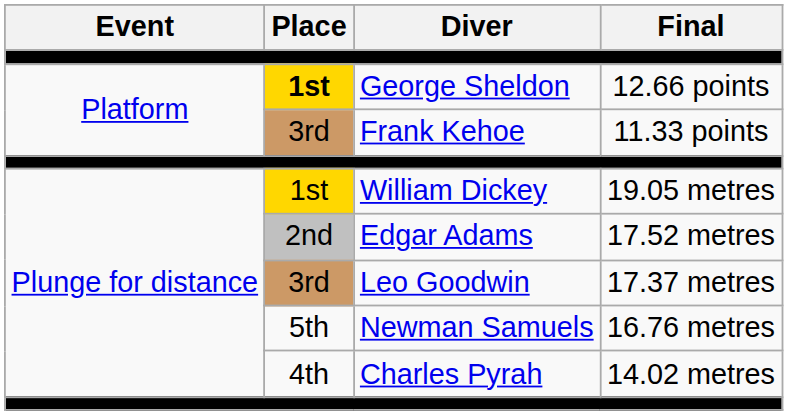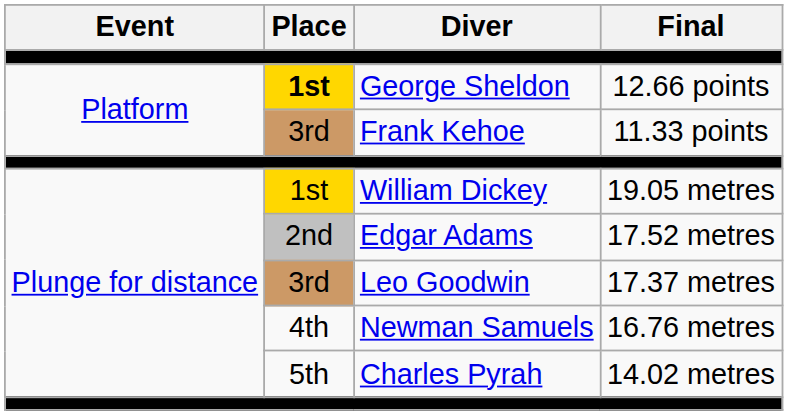(309, 327) 5th -> (309, 327) 4th
(309, 373) 4th -> (309, 373) 5th
